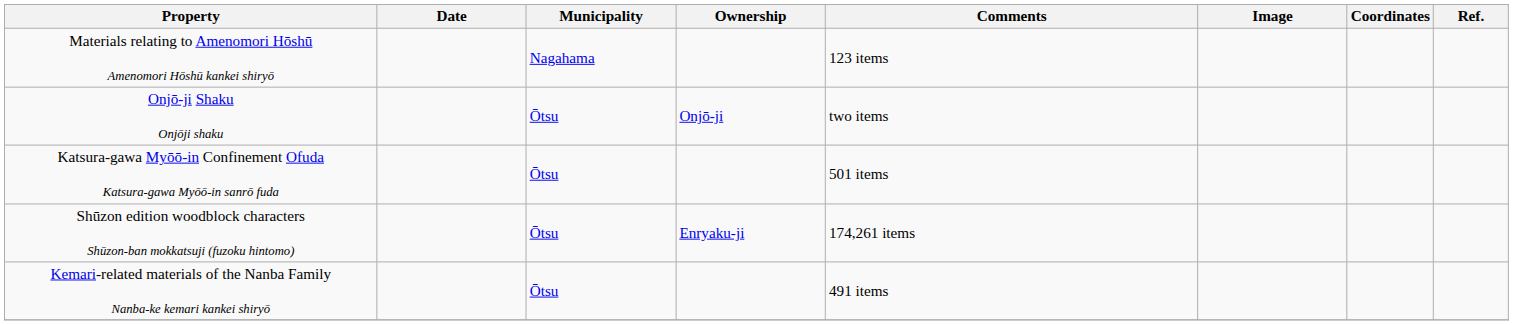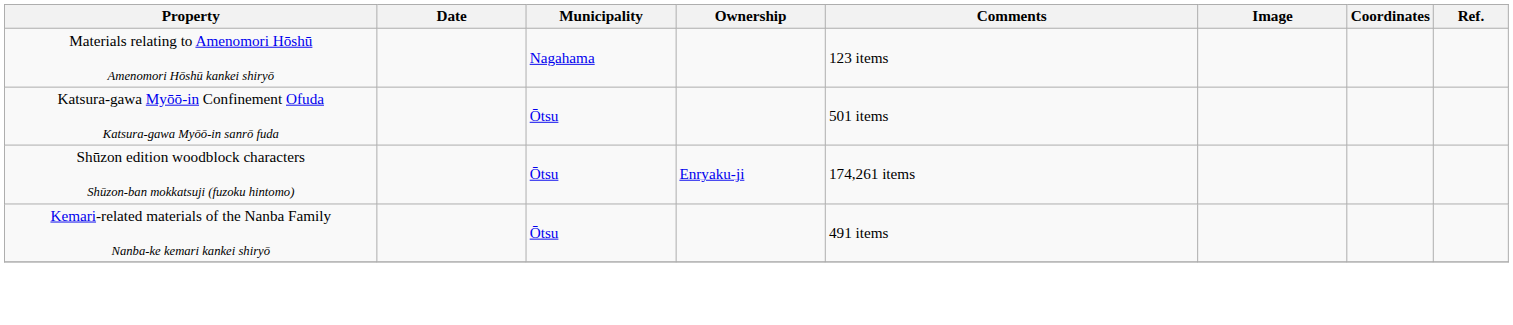- row: (191, 116)
